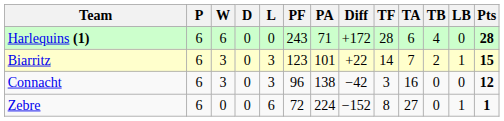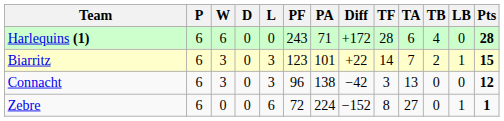(411, 82) 16 -> (411, 82) 13
